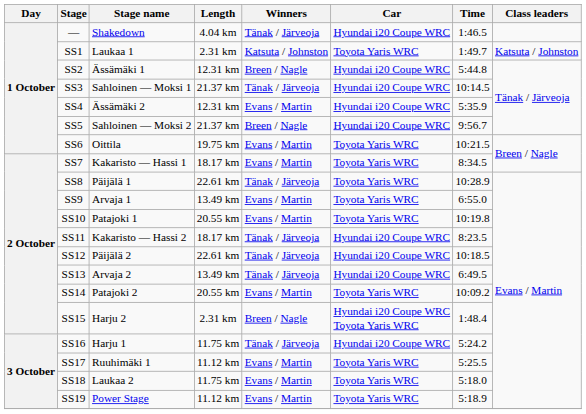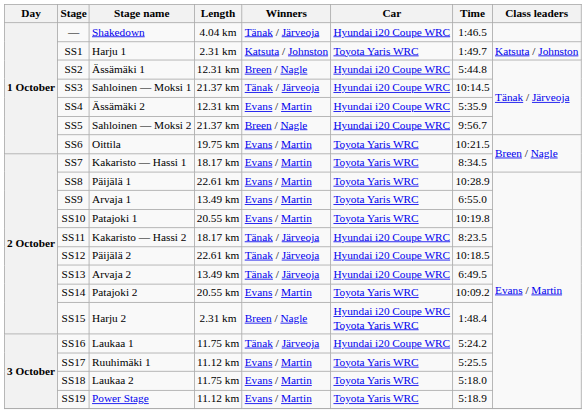(113, 50) Laukaa 1 -> (109, 50) Harju 1
(282, 181) Tänak / Järveoja -> (278, 181) Evans / Martin
(109, 343) Harju 1 -> (113, 343) Laukaa 1
